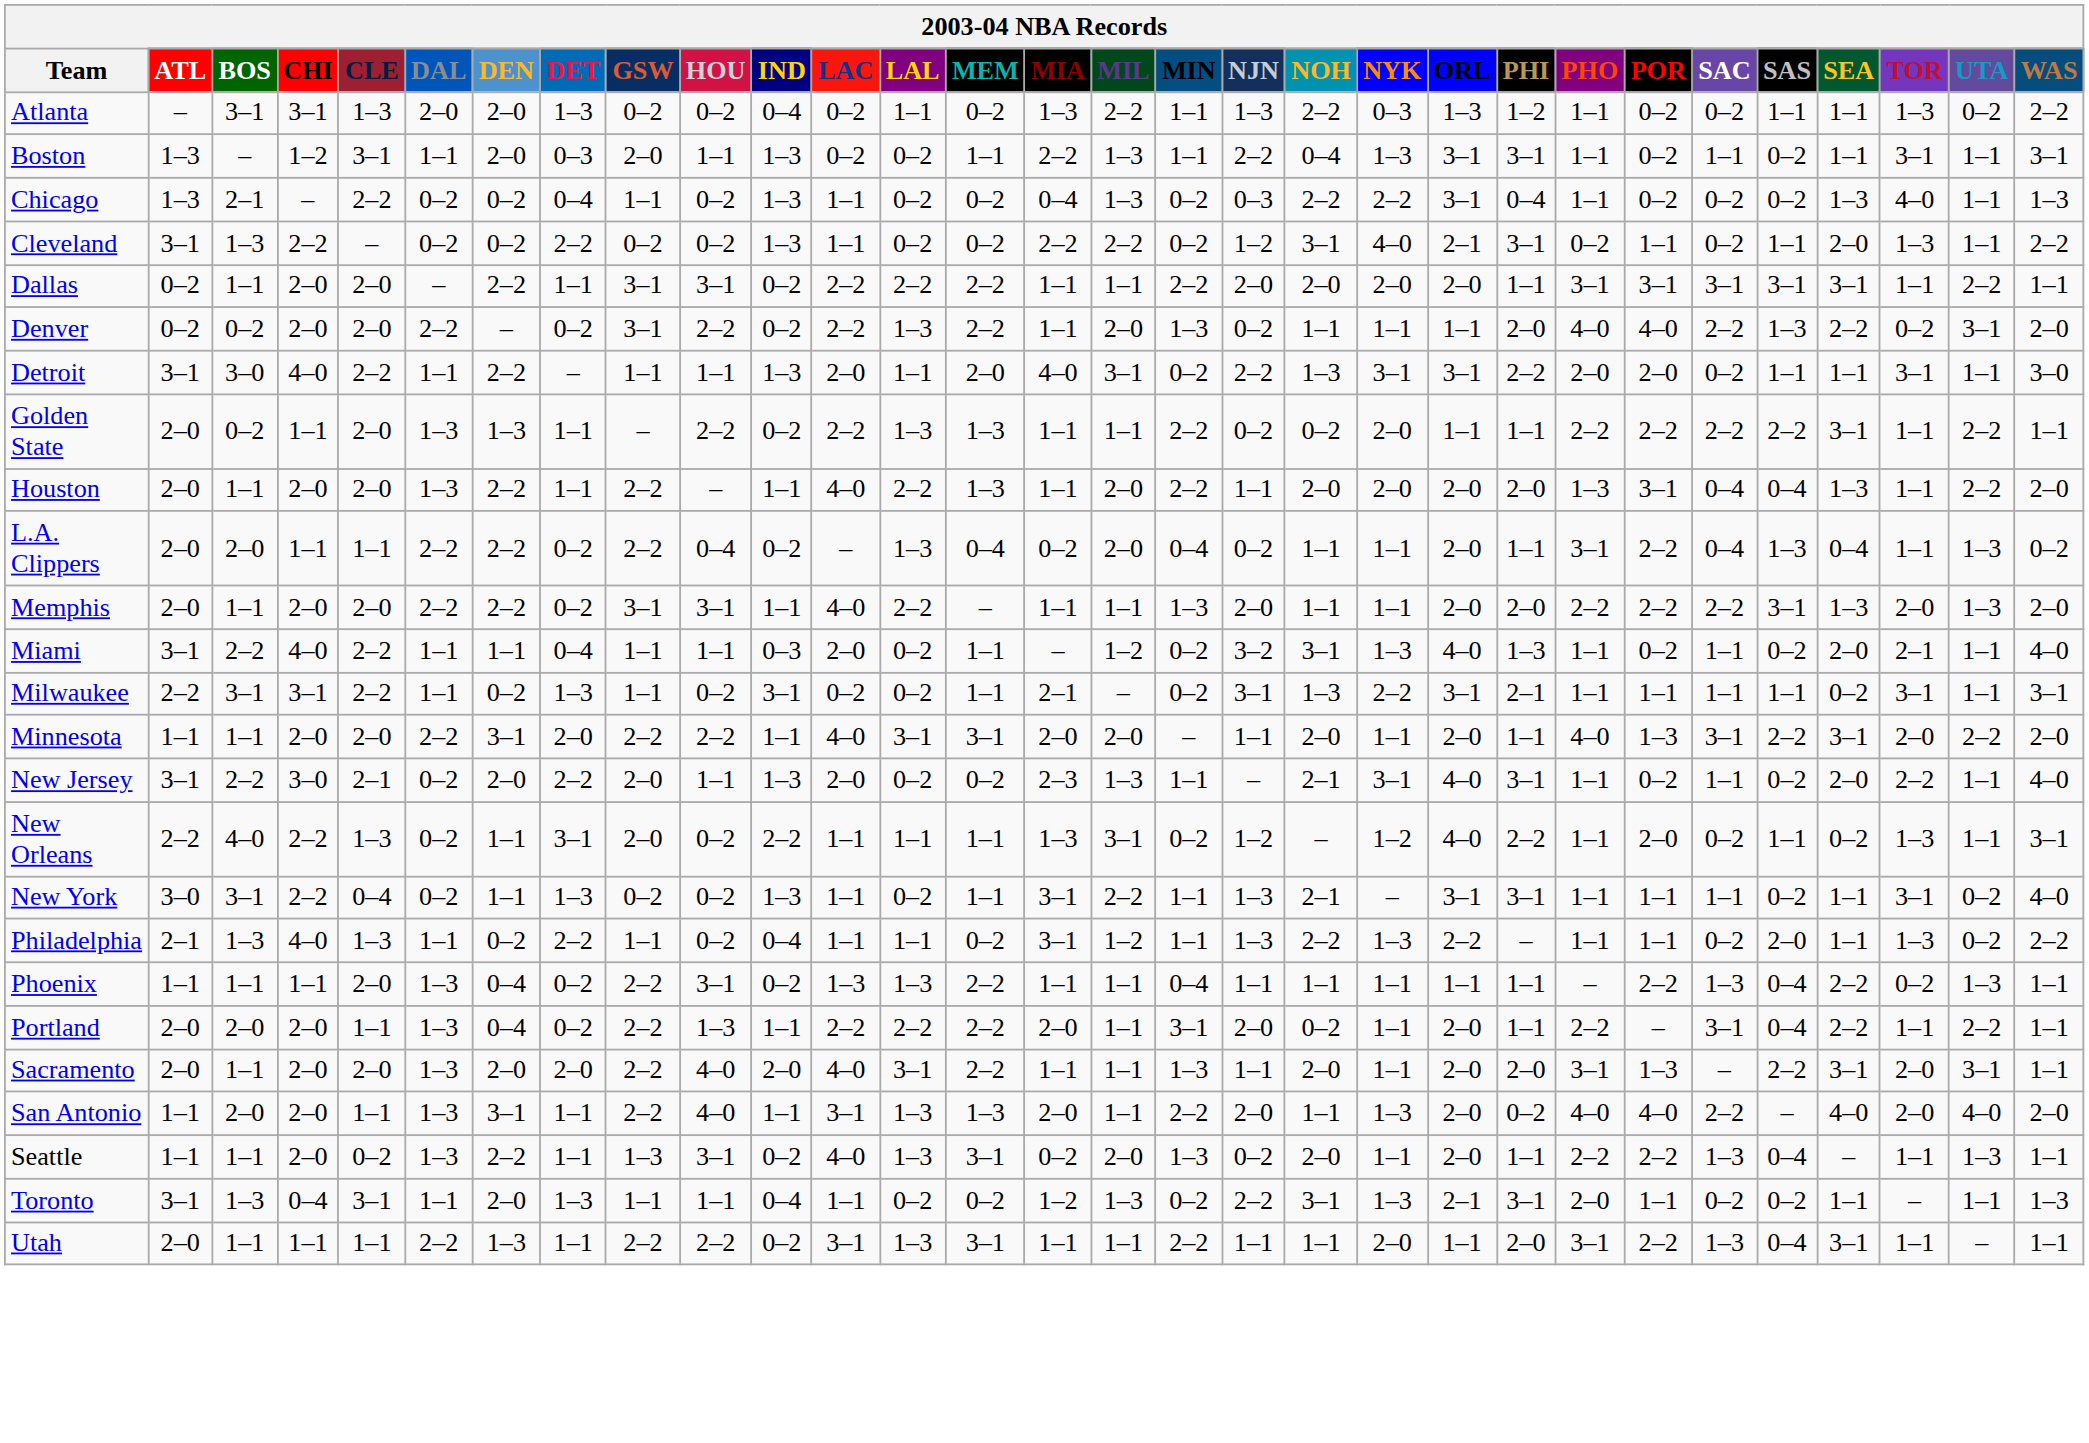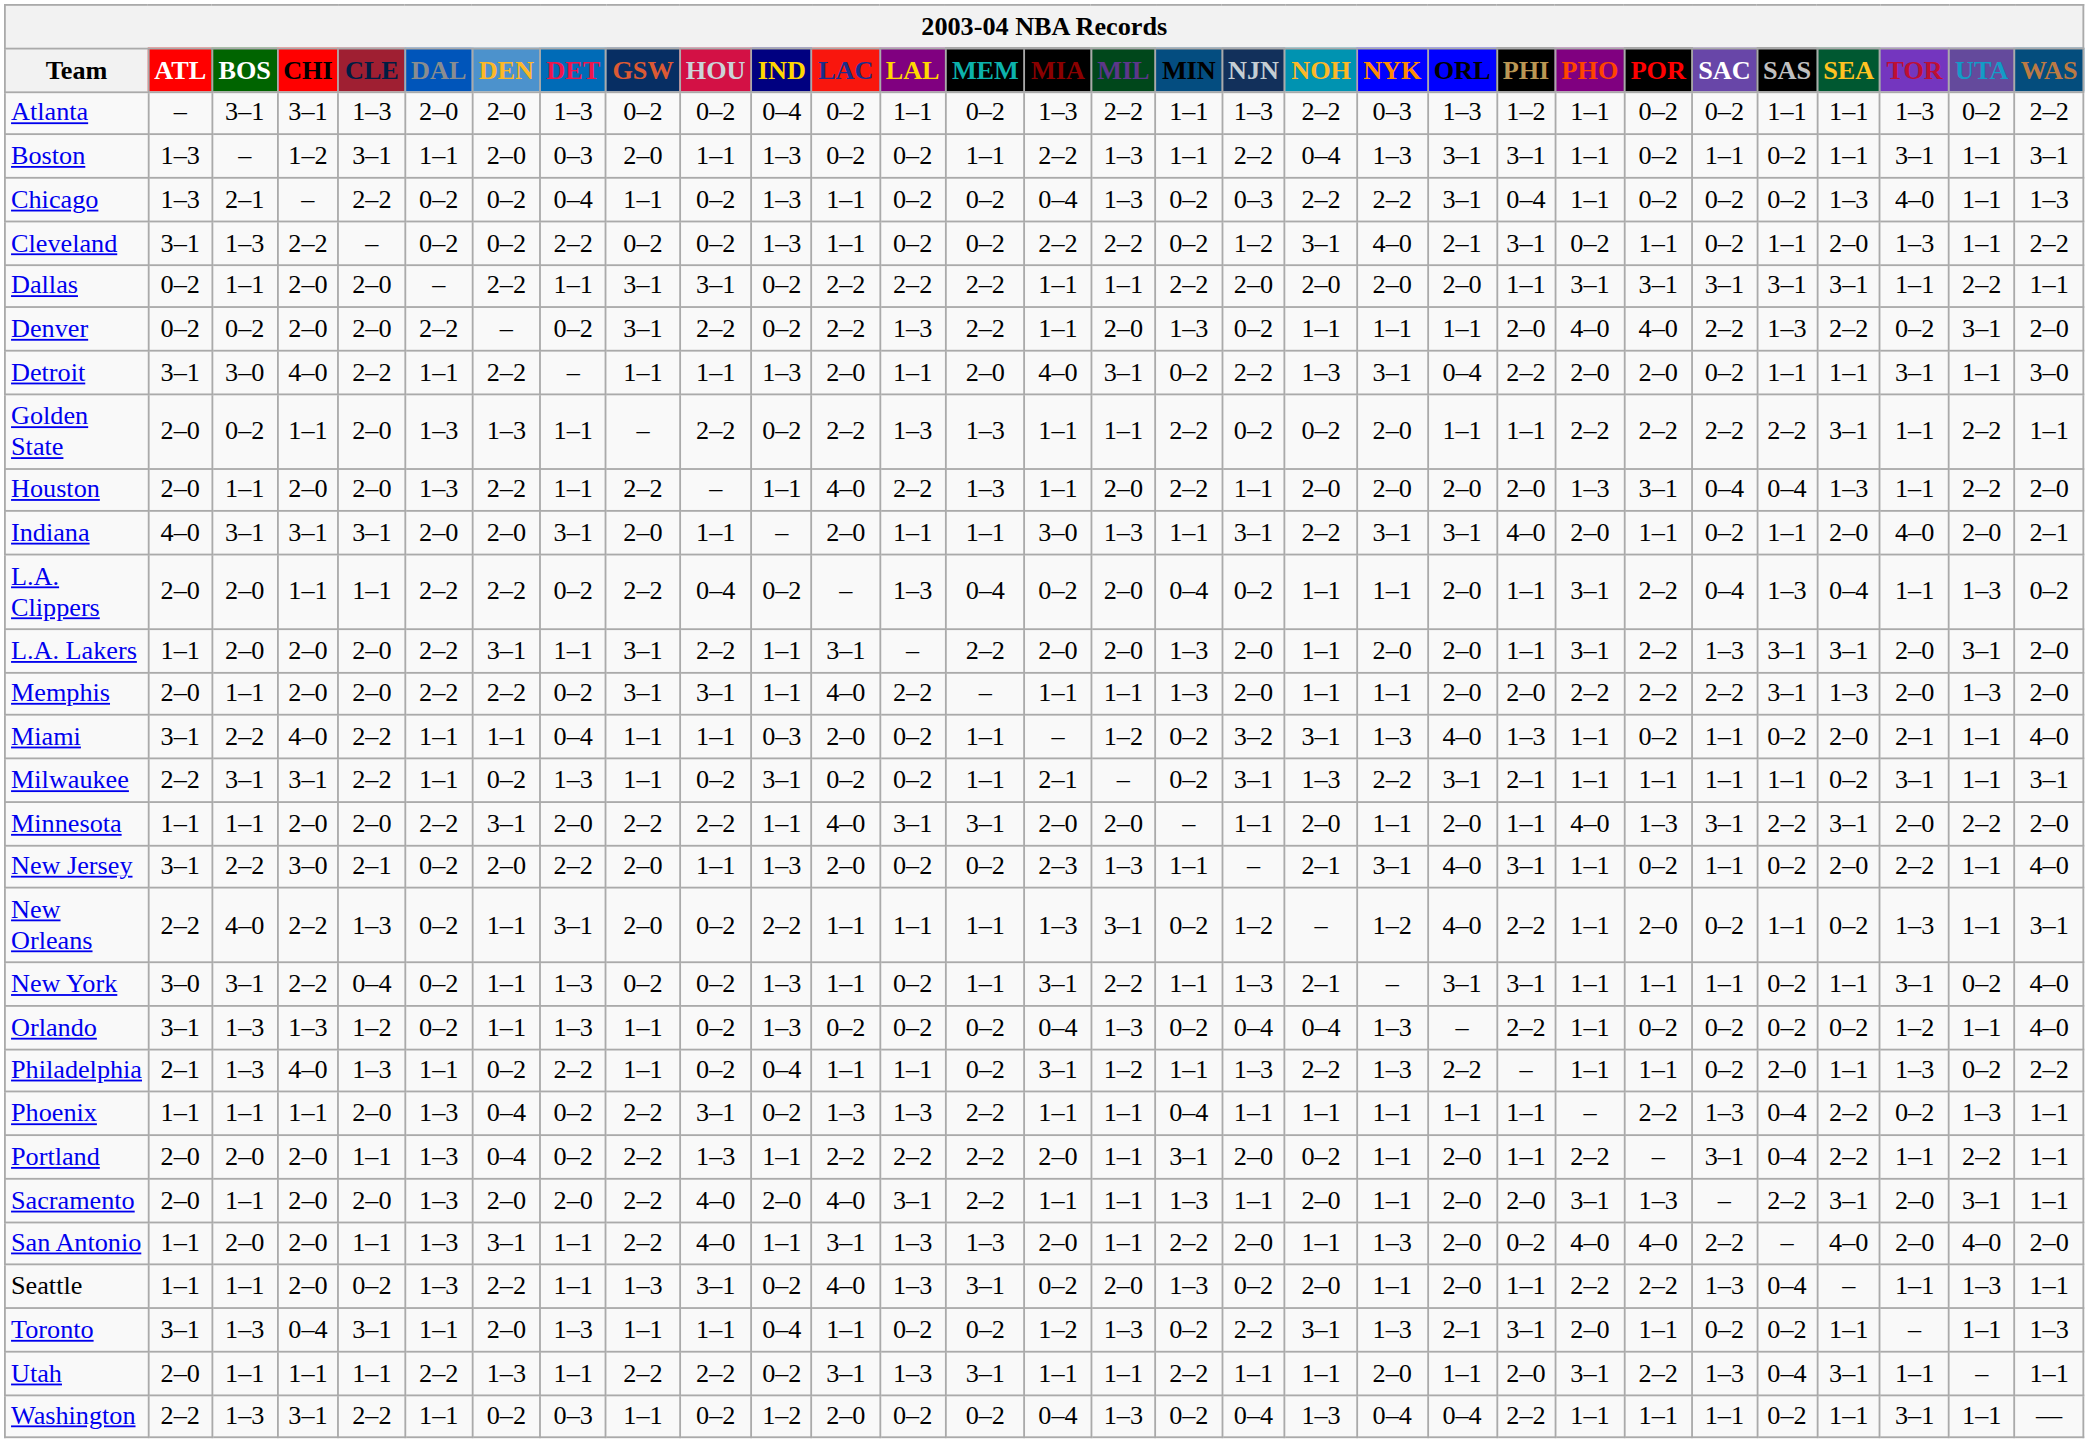(1462, 372) 3–1 -> (1462, 372) 0–4
+ row: (50, 532)
+ row: (74, 650)
+ row: (54, 1027)
+ row: (73, 1416)
